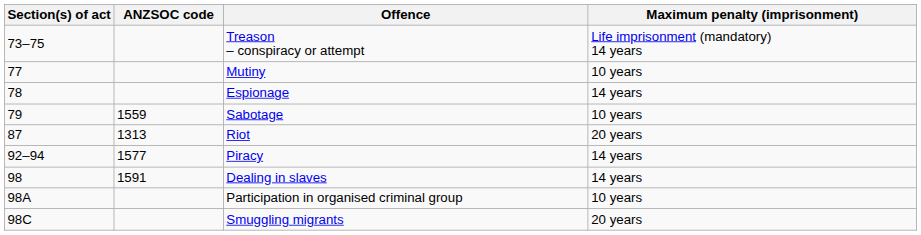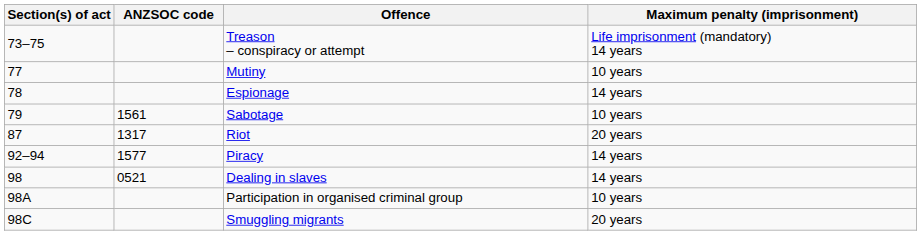(132, 114) 1559 -> (132, 114) 1561
(132, 135) 1313 -> (132, 135) 1317
(132, 177) 1591 -> (132, 177) 0521
